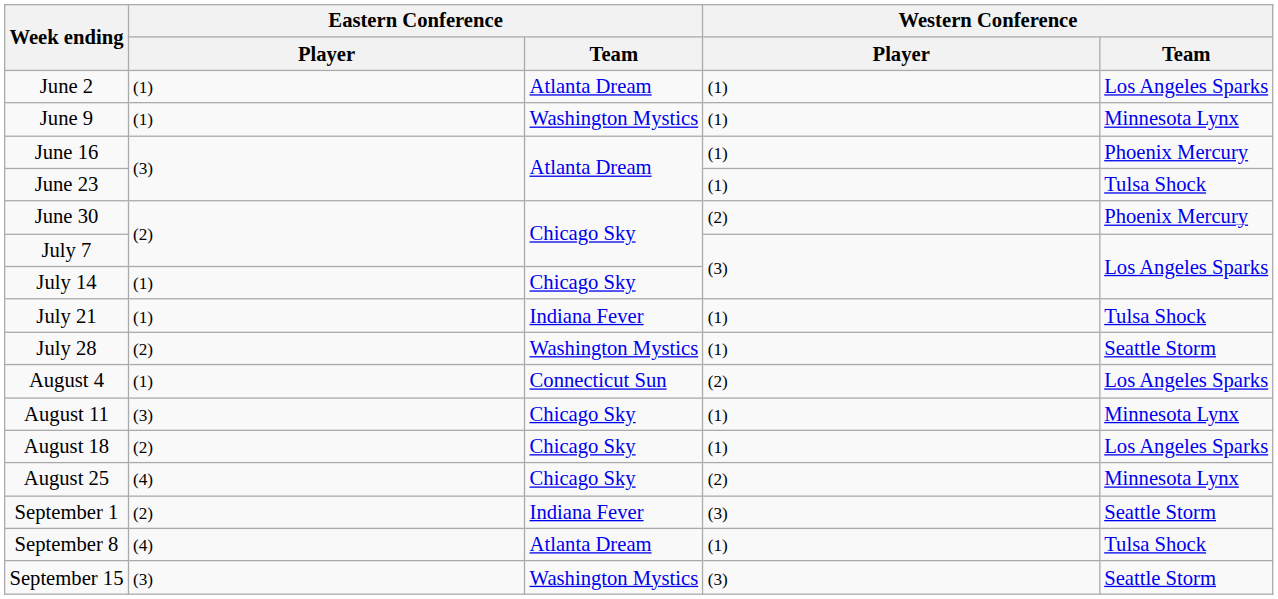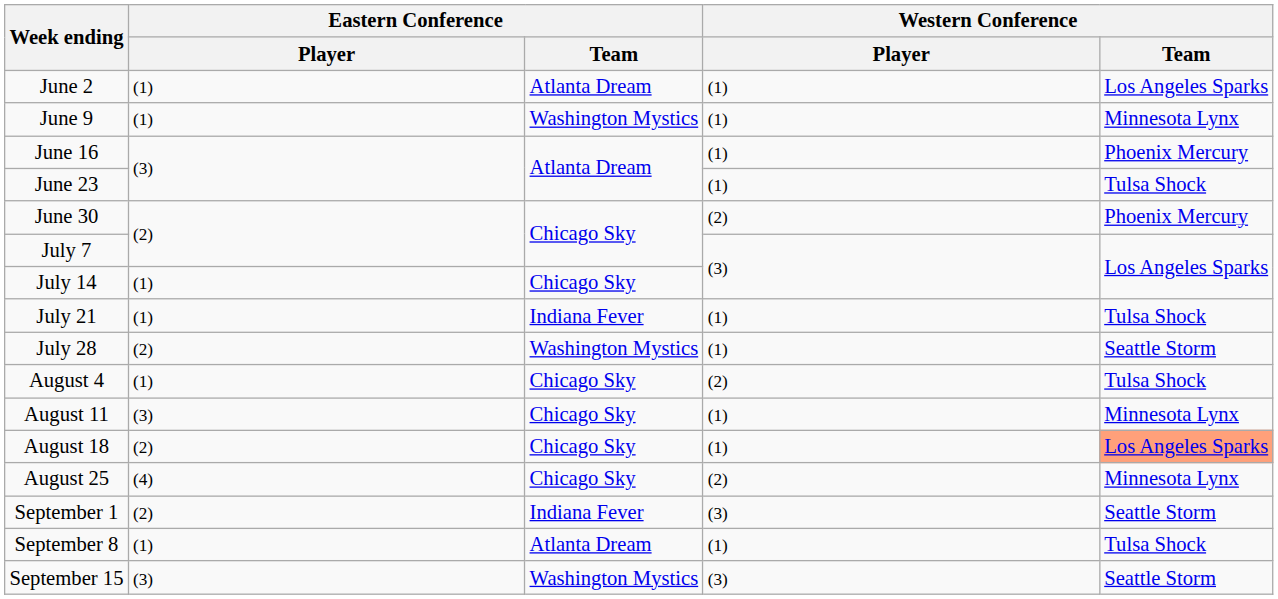(598, 380) Connecticut Sun -> (583, 380) Chicago Sky
(1186, 380) Los Angeles Sparks -> (1155, 380) Tulsa Shock
(1186, 446) no background -> (1186, 446) lightsalmon background
(143, 545) (4) -> (143, 545) (1)
